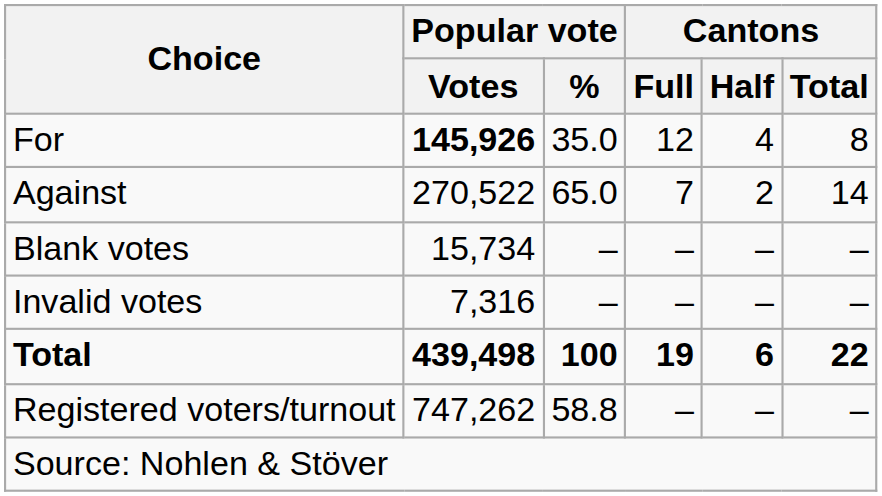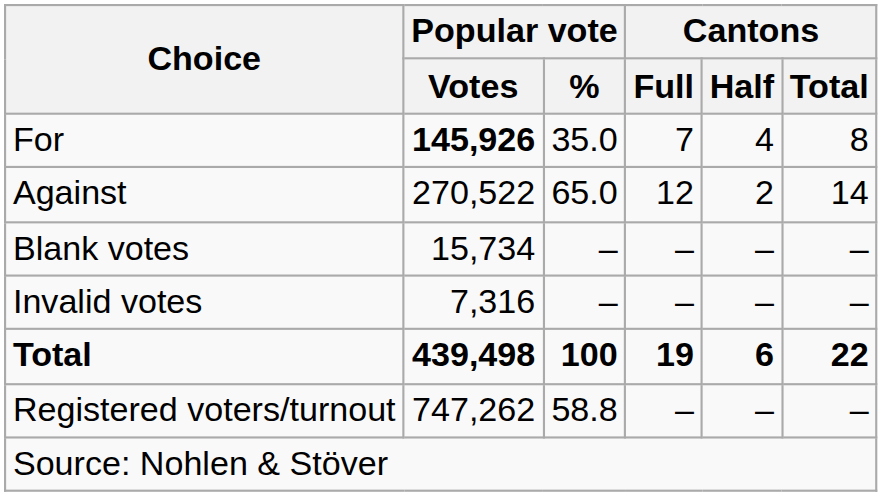(675, 139) 12 -> (685, 139) 7
(685, 193) 7 -> (675, 193) 12
